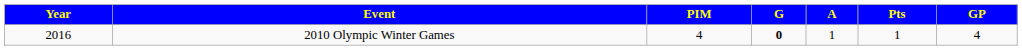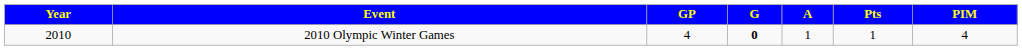columns swapped: (977, 14) <-> (699, 14)
(58, 34) 2016 -> (58, 34) 2010
